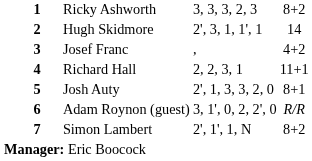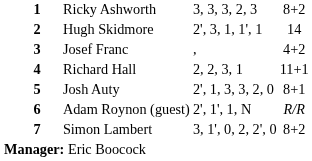(235, 109) 3, 1', 0, 2, 2', 0 -> (222, 109) 2', 1', 1, N
(222, 129) 2', 1', 1, N -> (235, 129) 3, 1', 0, 2, 2', 0
